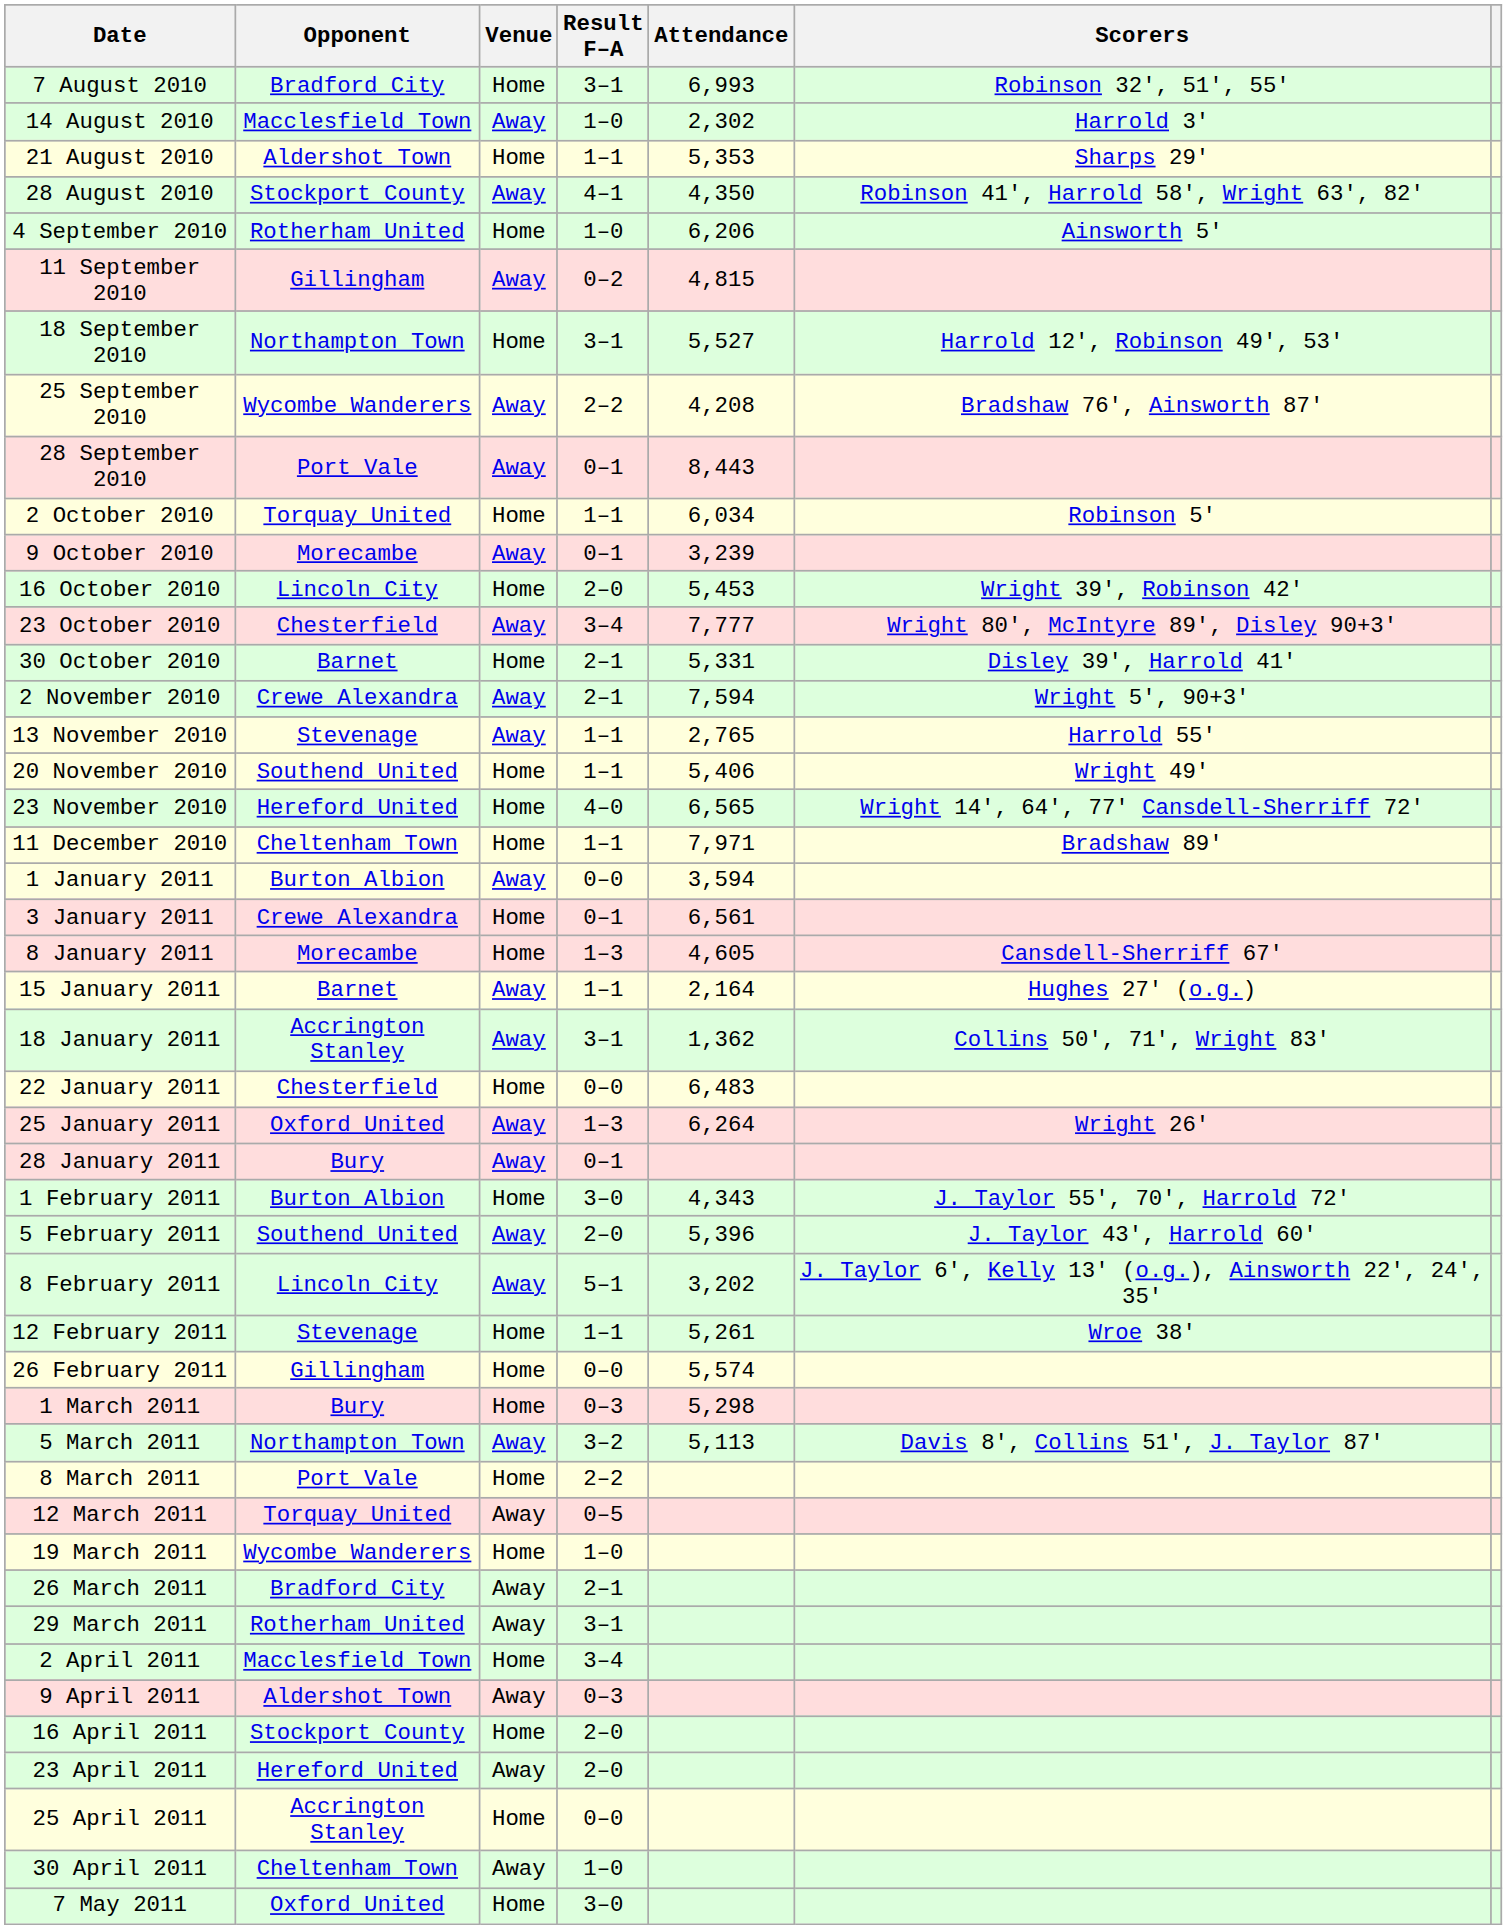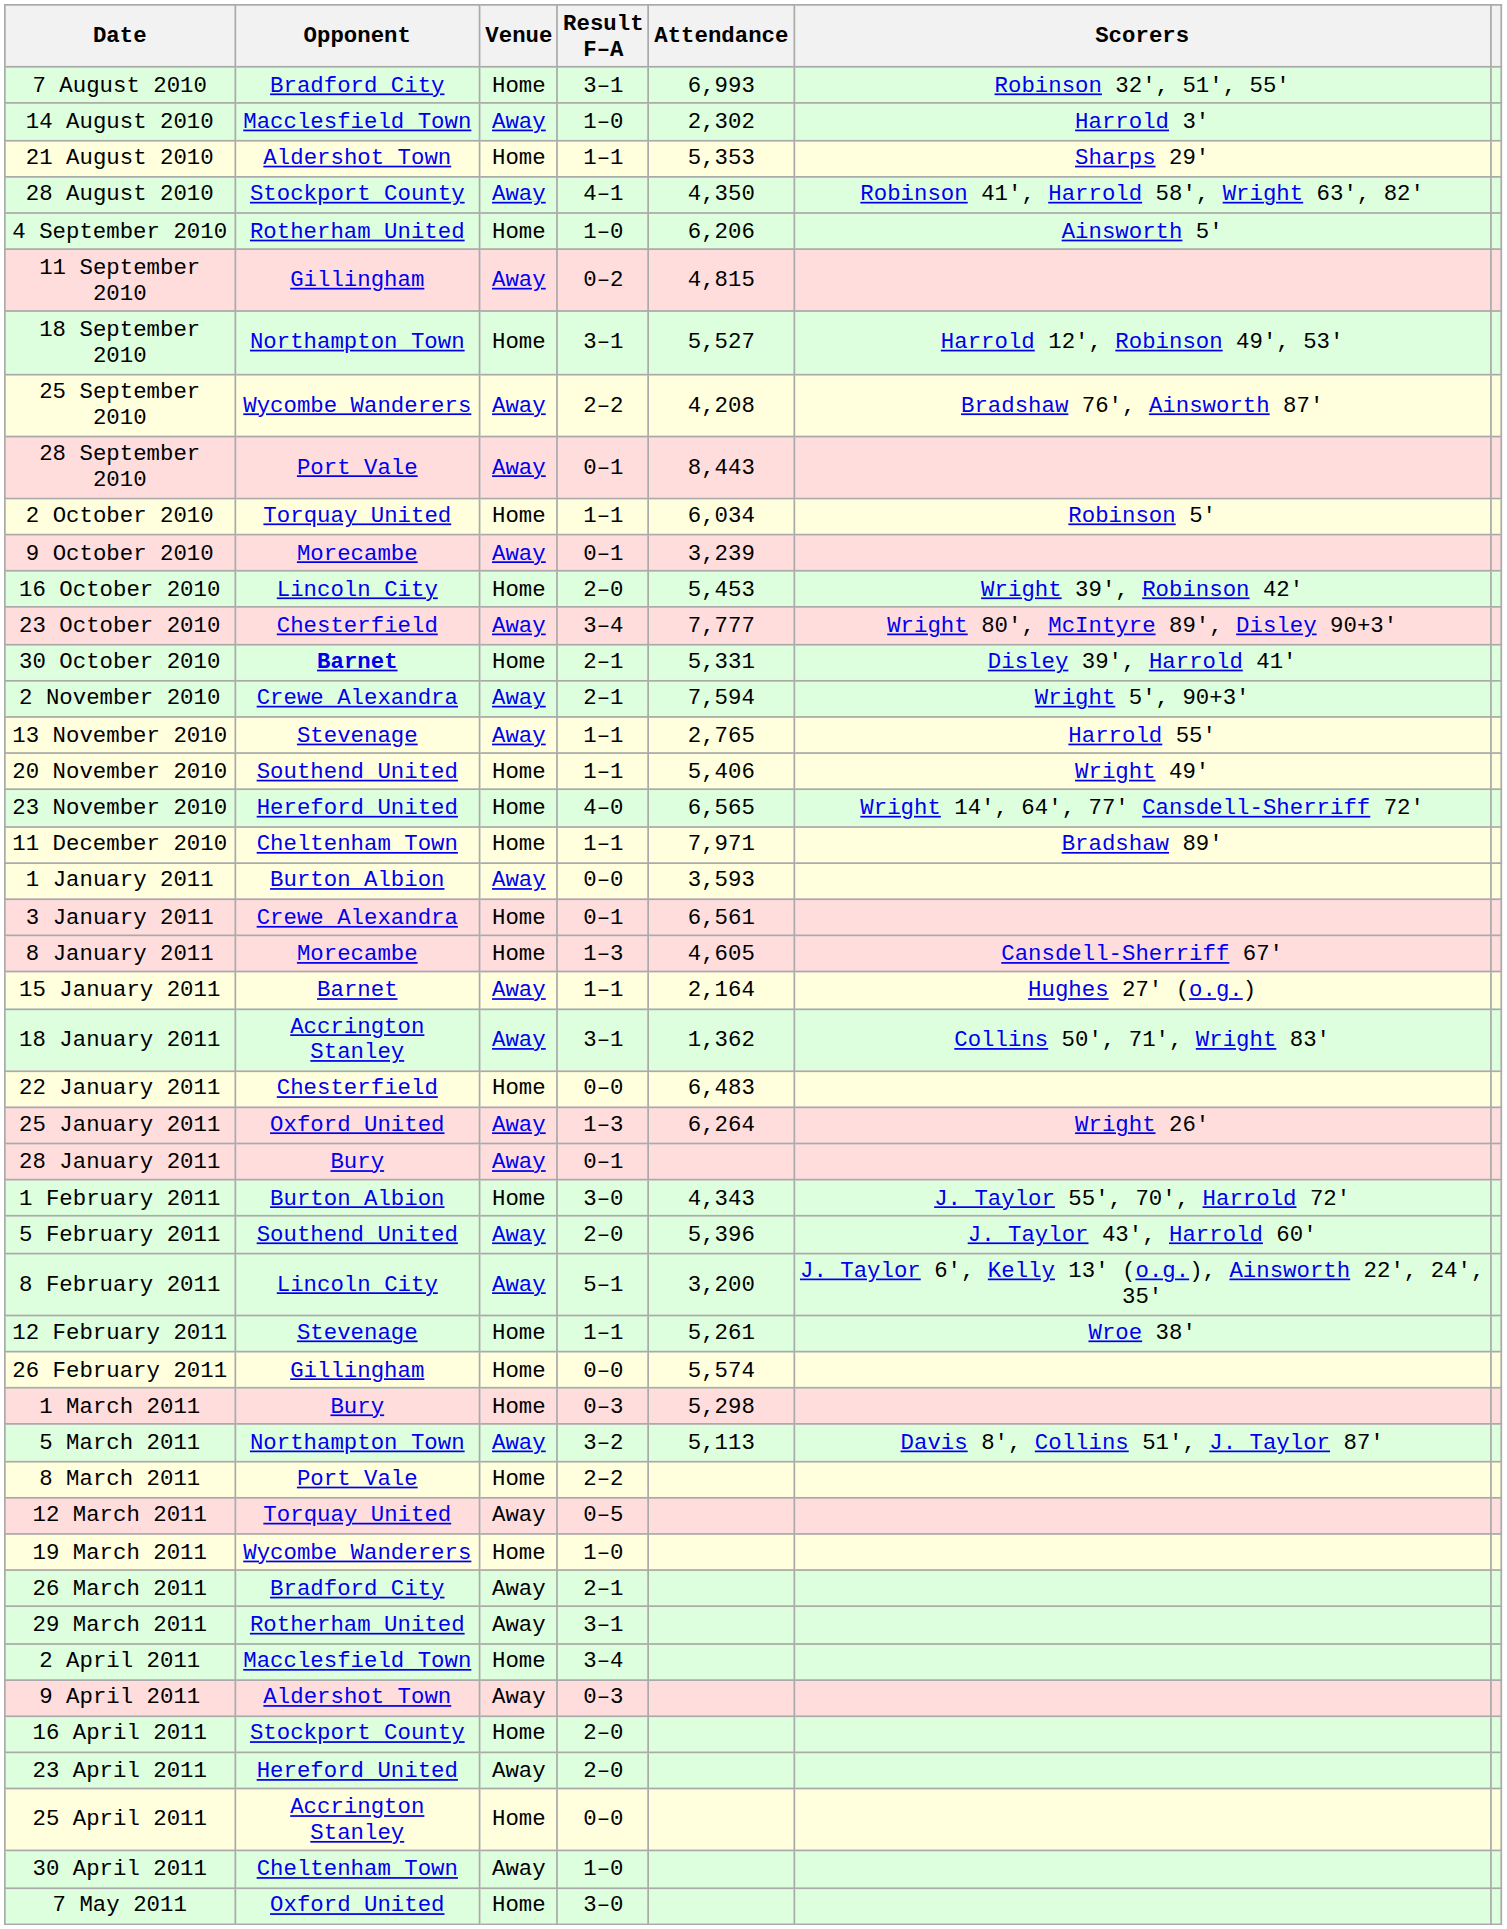(357, 662) normal -> (357, 662) bold
(721, 881) 3,594 -> (721, 881) 3,593
(721, 1284) 3,202 -> (721, 1284) 3,200
